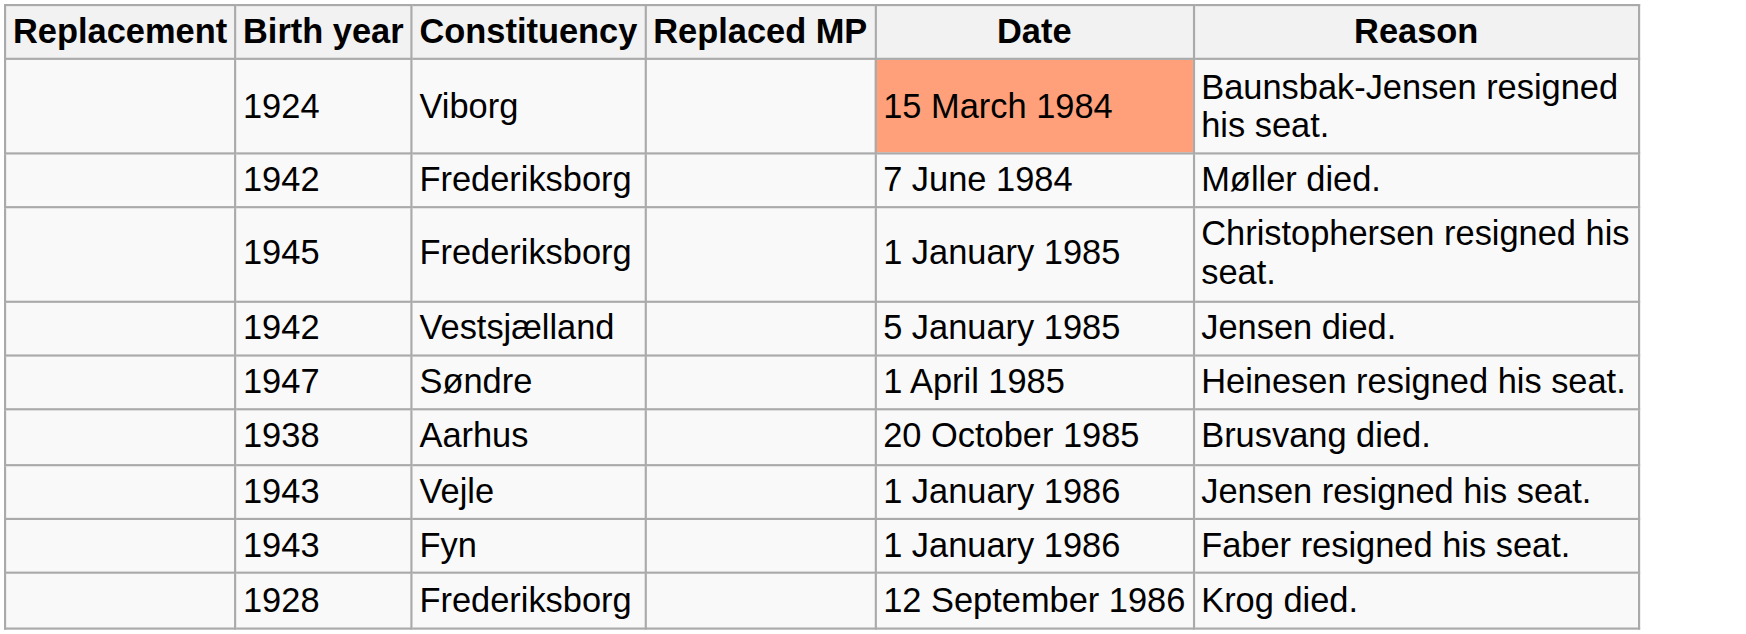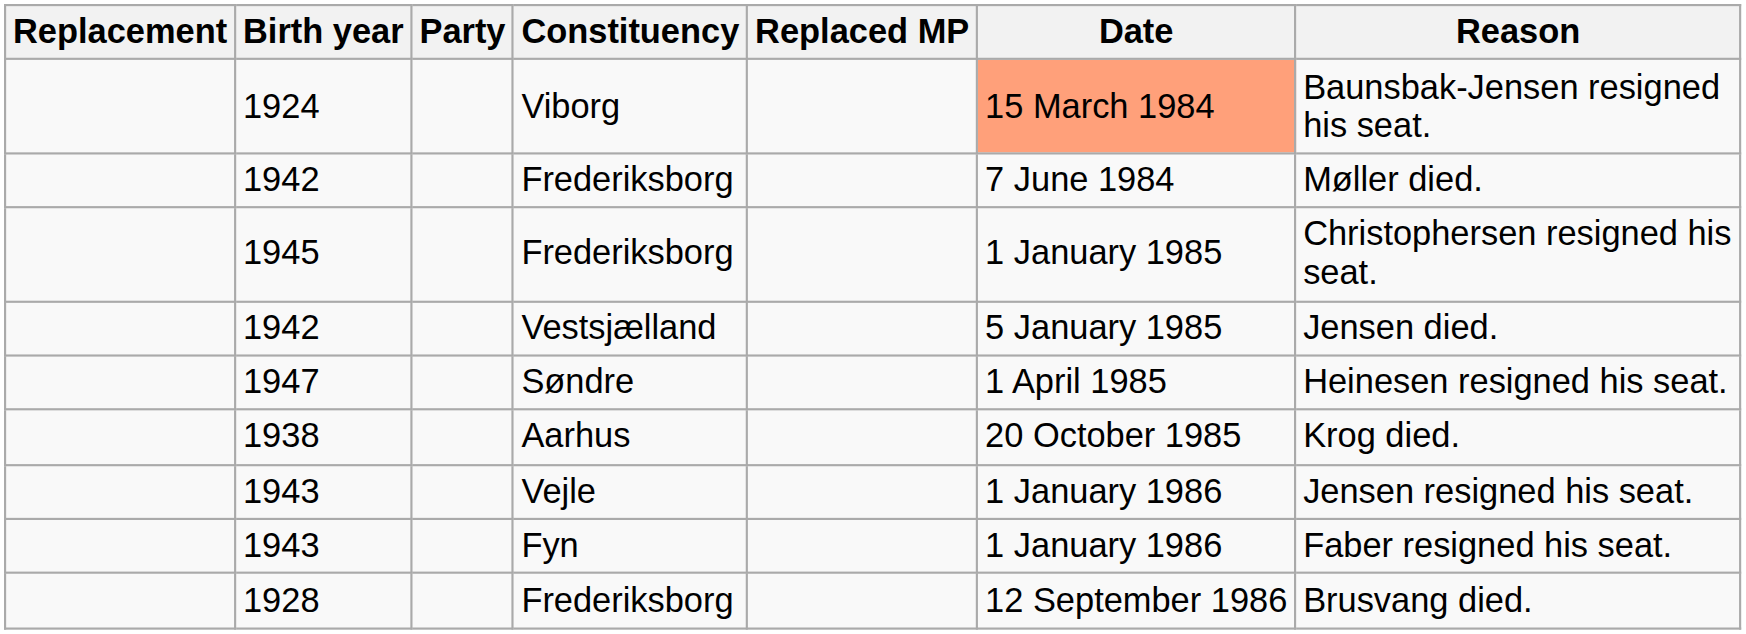+ column: (462, 31)
(1316, 436) Brusvang died. -> (1382, 436) Krog died.
(1280, 600) Krog died. -> (1418, 600) Brusvang died.
